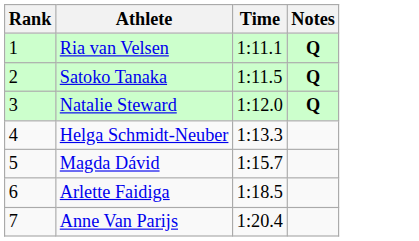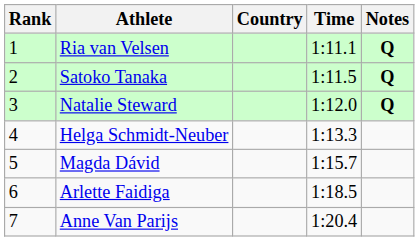+ column: (270, 18)
